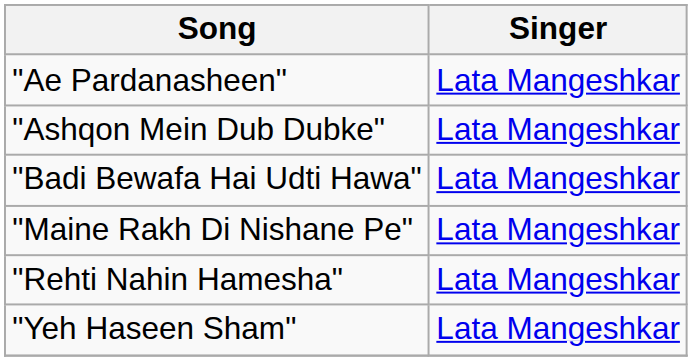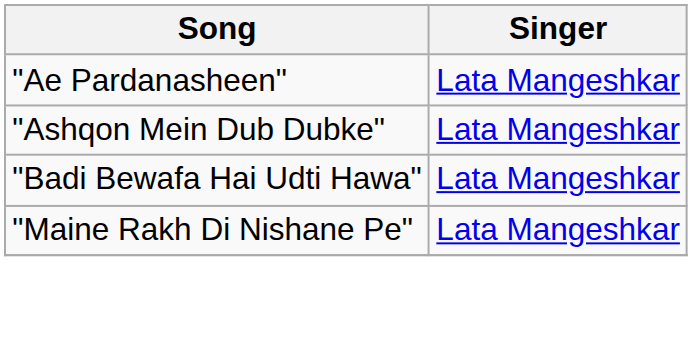- row: (178, 279)
- row: (154, 329)
